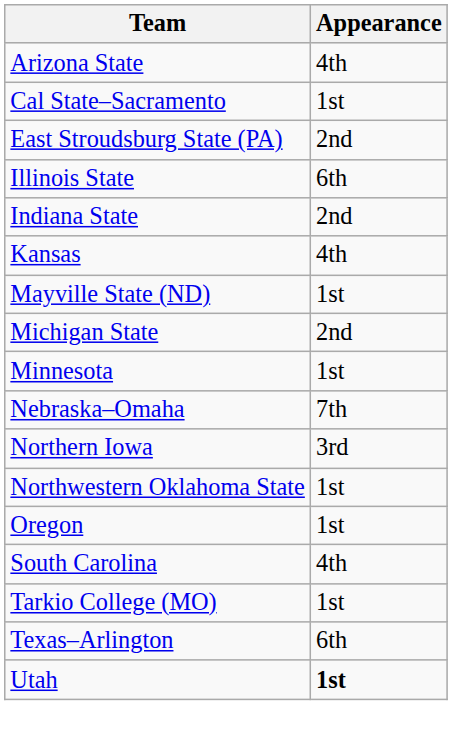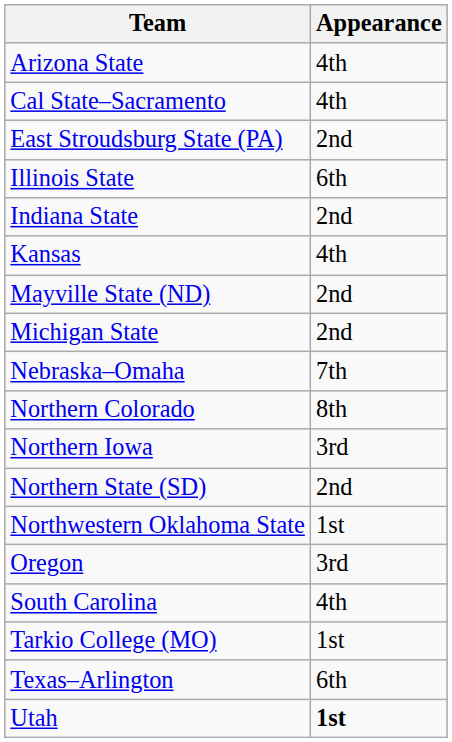(330, 100) 1st -> (332, 100) 4th
(330, 293) 1st -> (334, 293) 2nd
- row: (62, 370)
+ row: (103, 409)
+ row: (108, 486)
(330, 525) 1st -> (332, 563) 3rd
